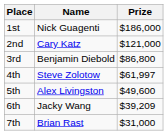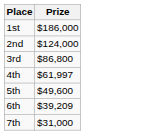- column: (76, 12)
(140, 43) $121,000 -> (58, 43) $124,000
